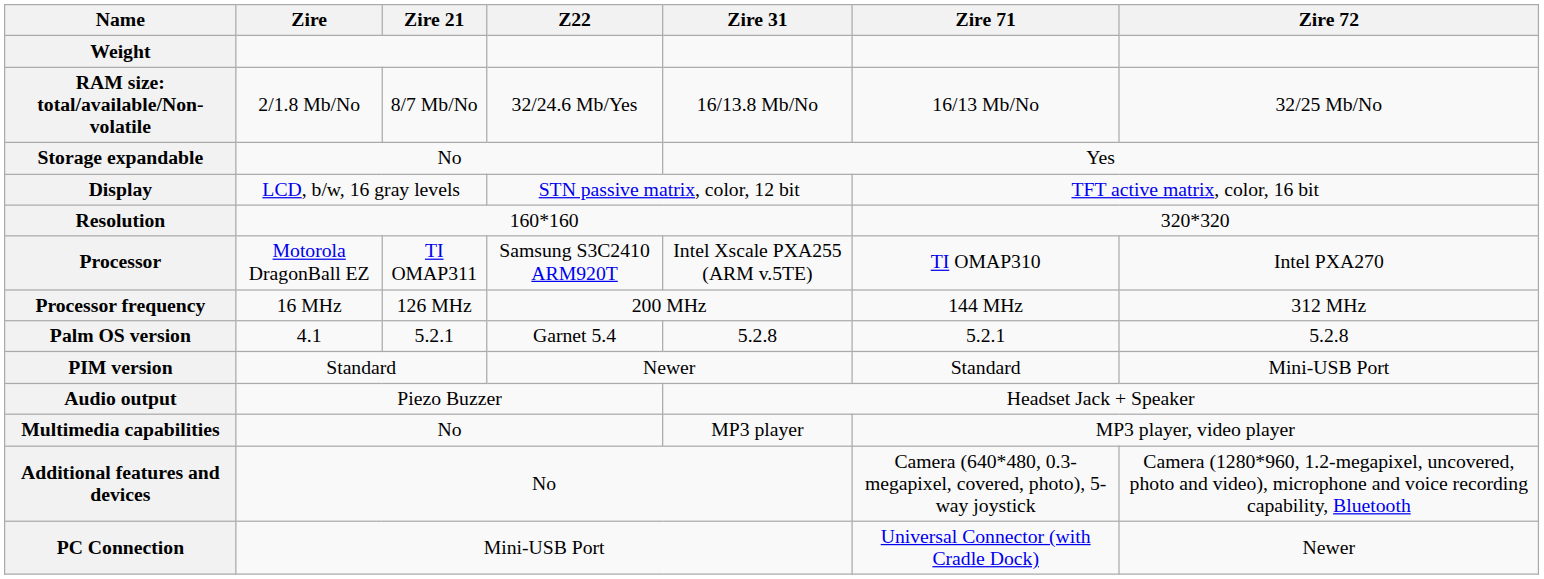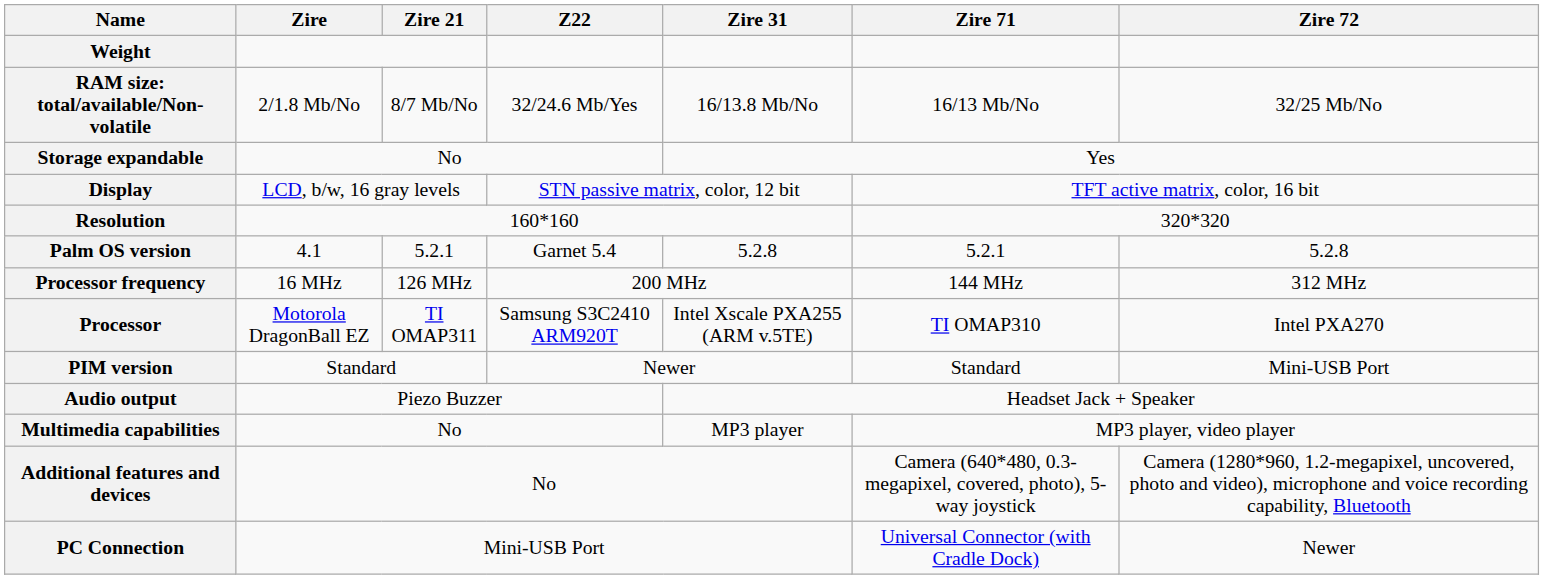rows swapped: (120, 262) <-> (120, 336)
